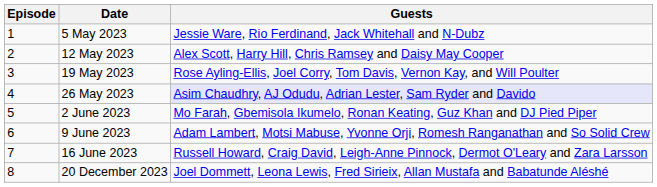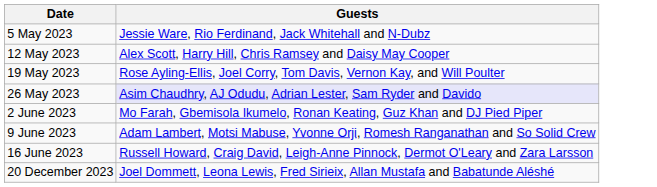- column: (32, 14)
